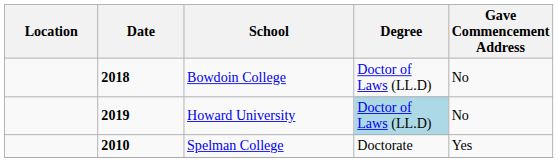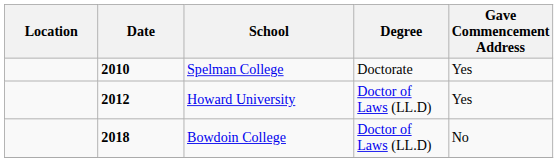rows swapped: (235, 146) <-> (236, 77)
(115, 115) 2019 -> (115, 99) 2012
(394, 115) lightblue background -> (394, 99) no background
(460, 115) No -> (462, 99) Yes
